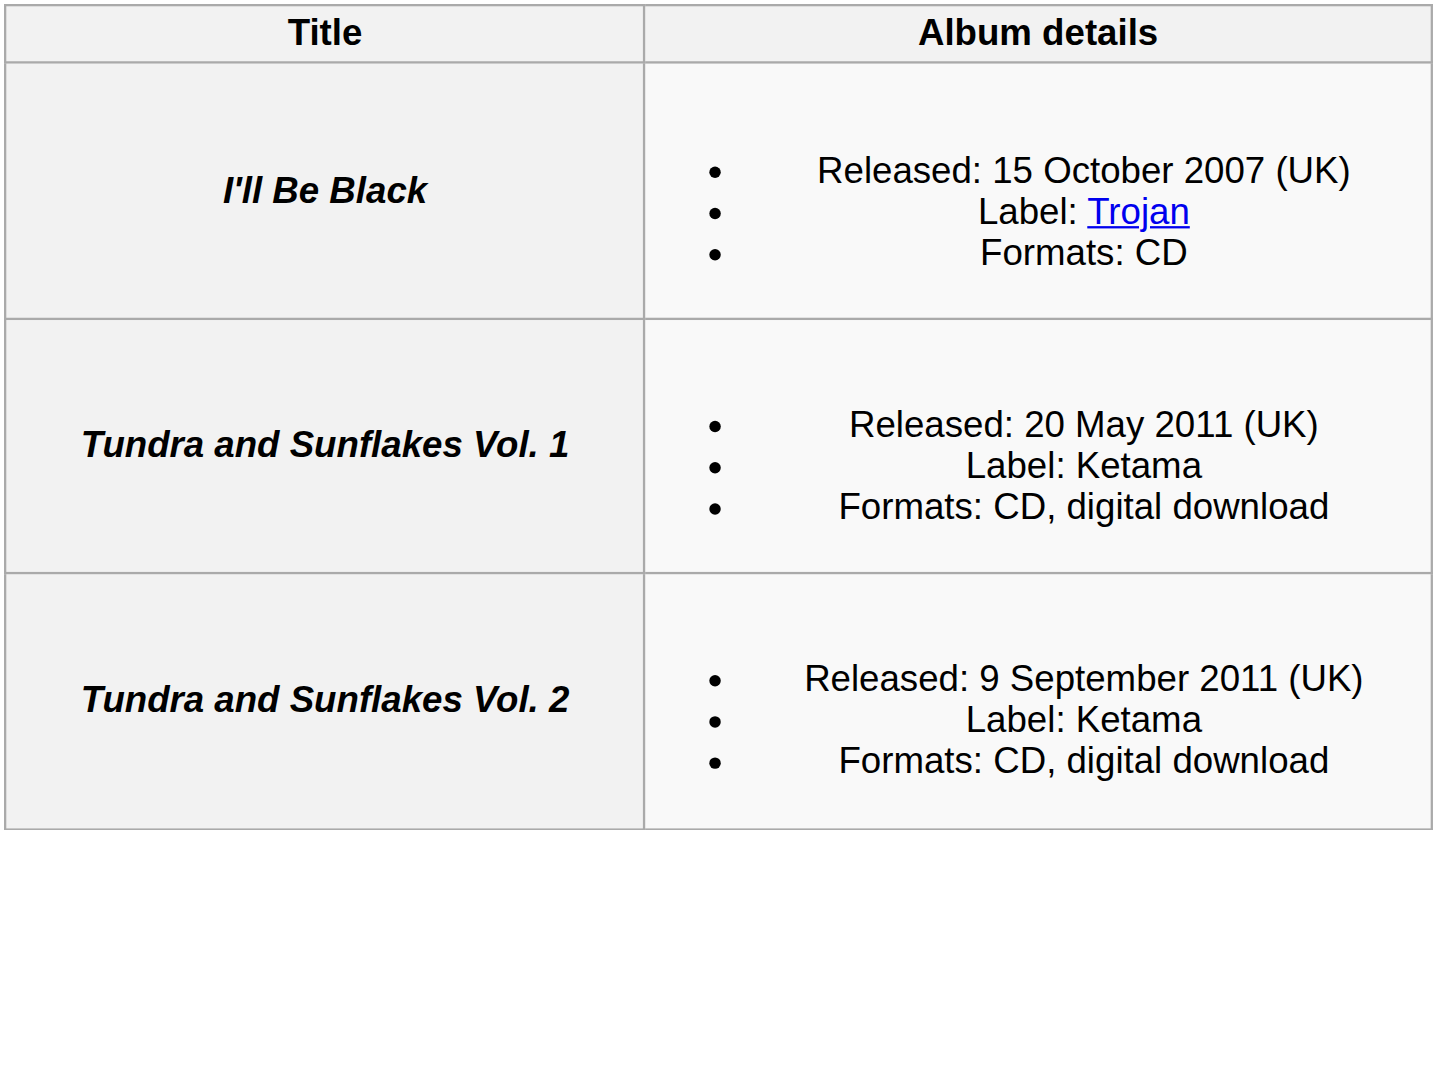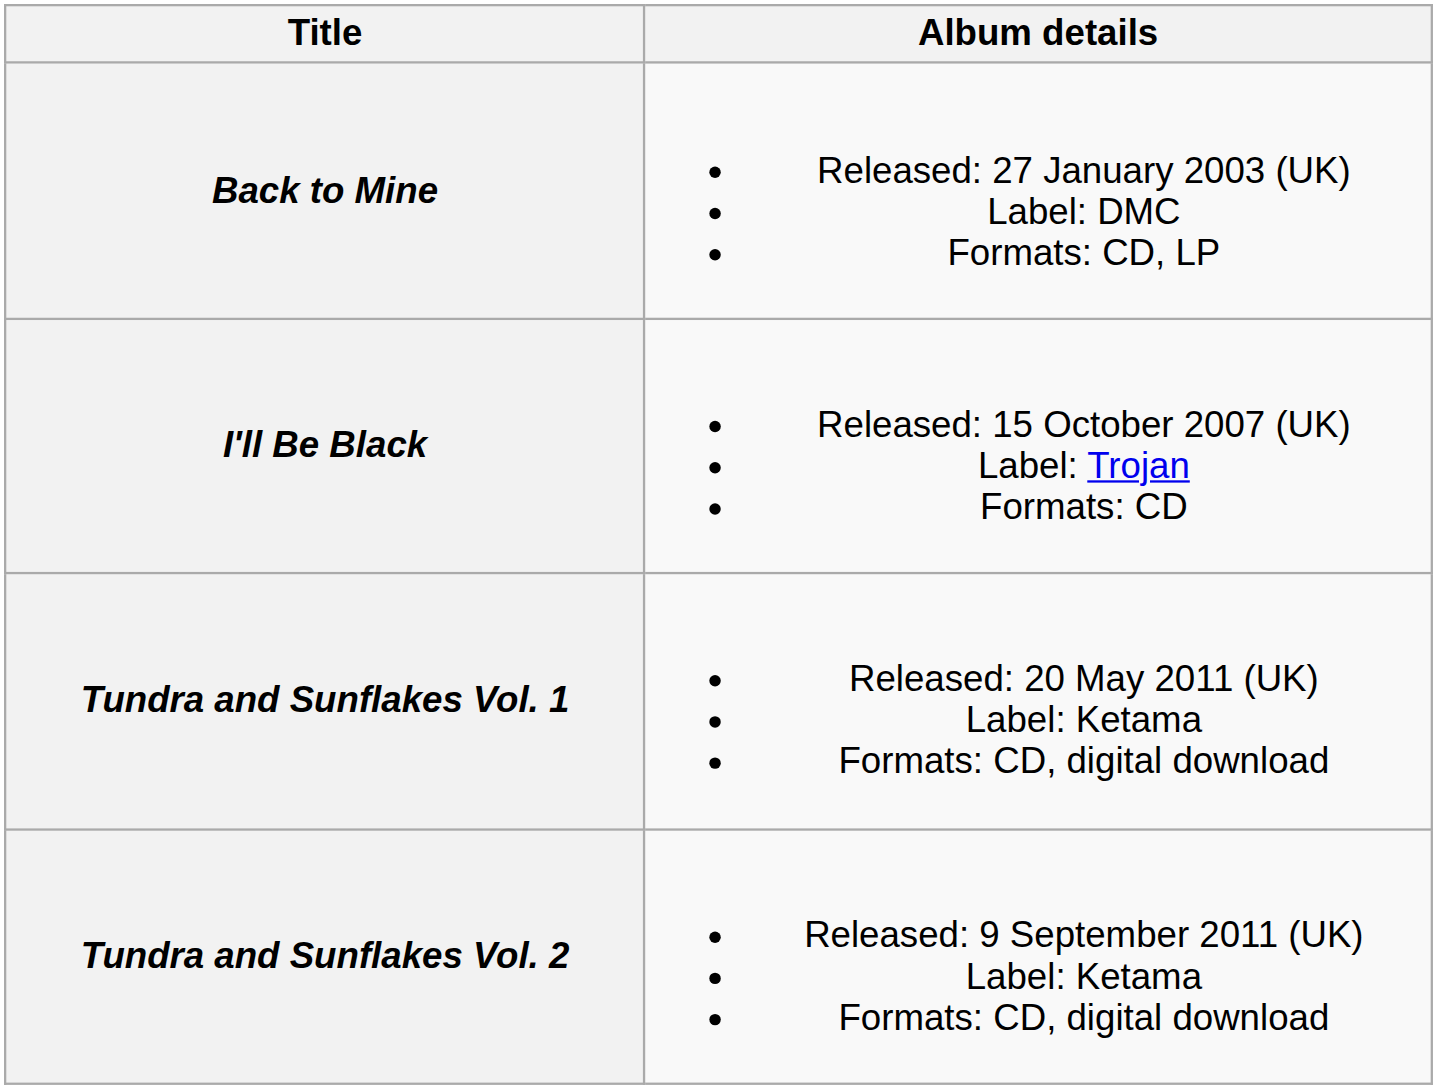+ row: (325, 190)
